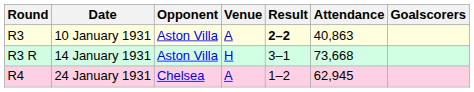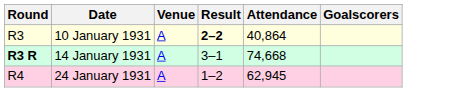- column: (188, 14)
(334, 35) 40,863 -> (266, 35) 40,864
(22, 55) normal -> (22, 55) bold
(229, 55) H -> (161, 55) A
(334, 55) 73,668 -> (266, 55) 74,668
